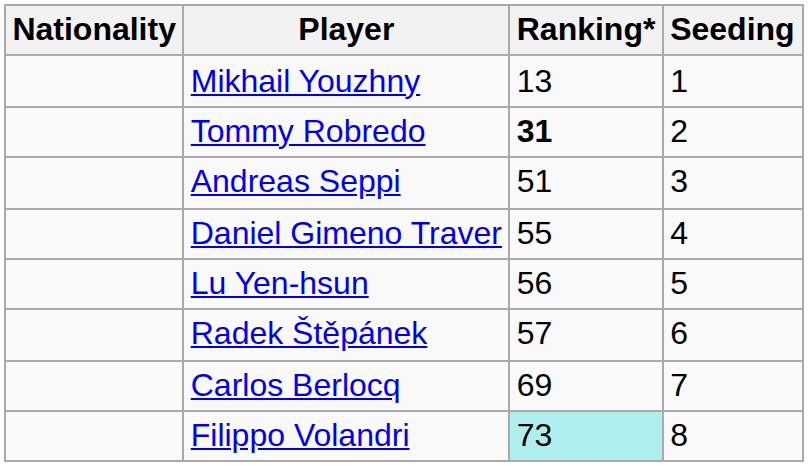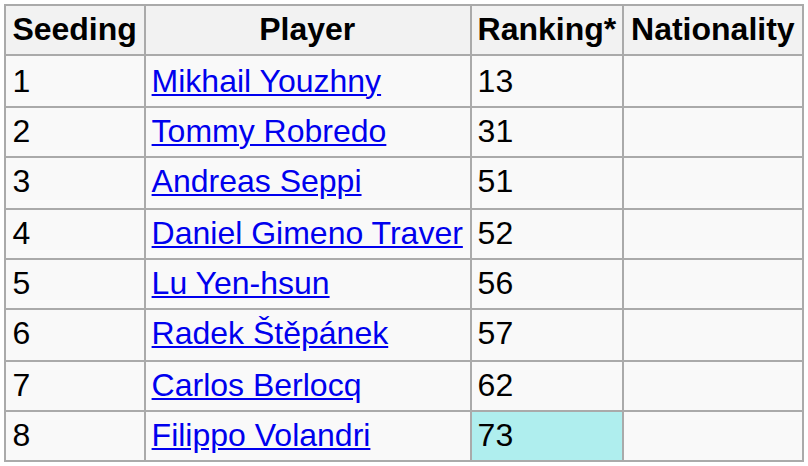columns swapped: (94, 29) <-> (732, 29)
(535, 131) bold -> (495, 131) normal
(535, 232) 55 -> (495, 232) 52
(535, 385) 69 -> (495, 385) 62
